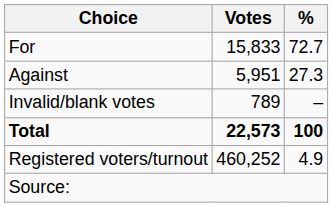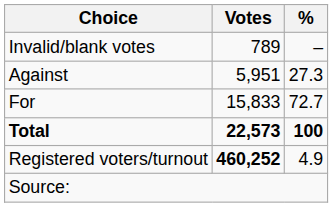rows swapped: (22, 46) <-> (82, 103)
(248, 159) normal -> (248, 159) bold
